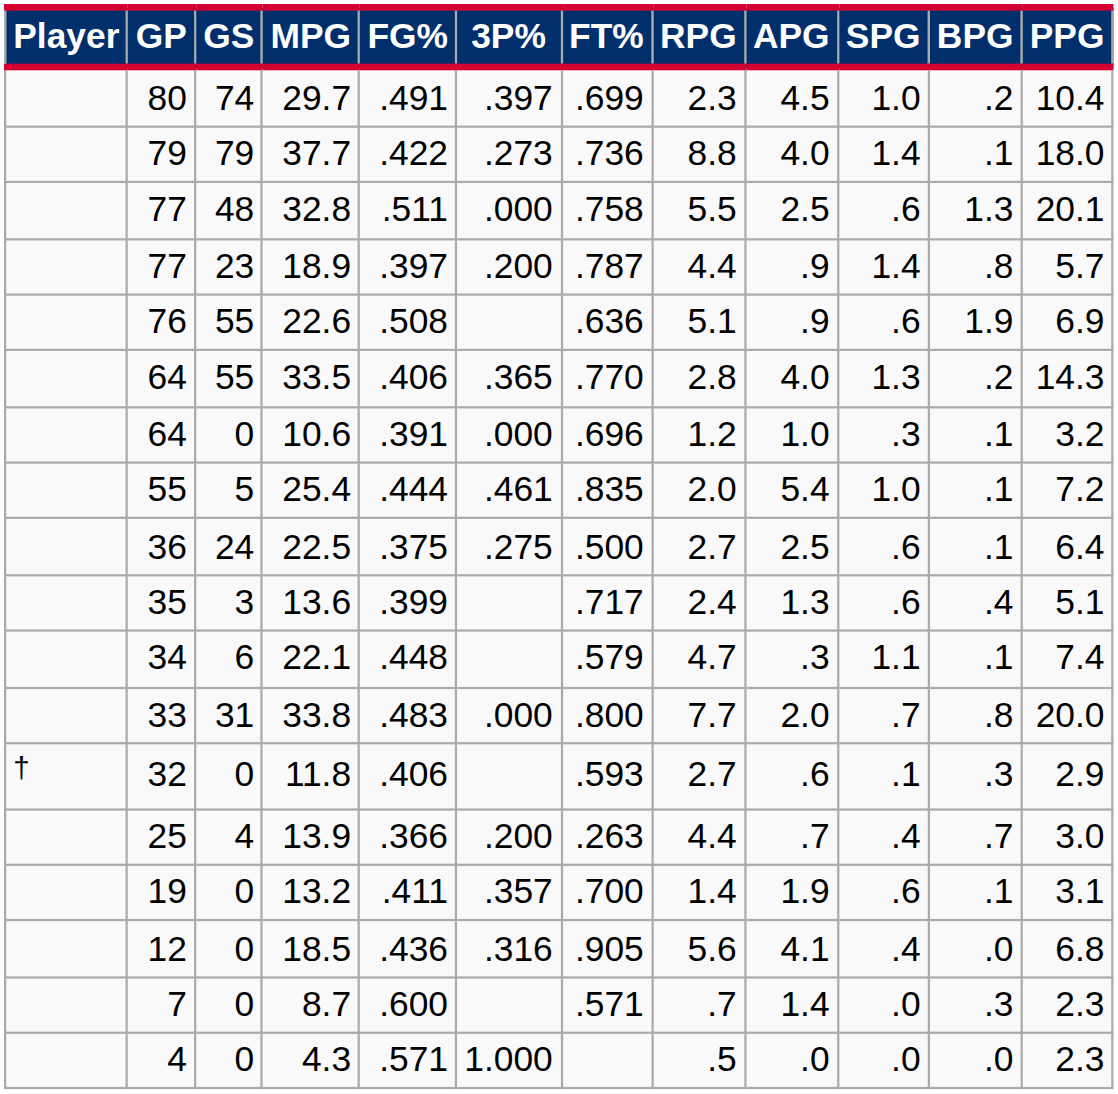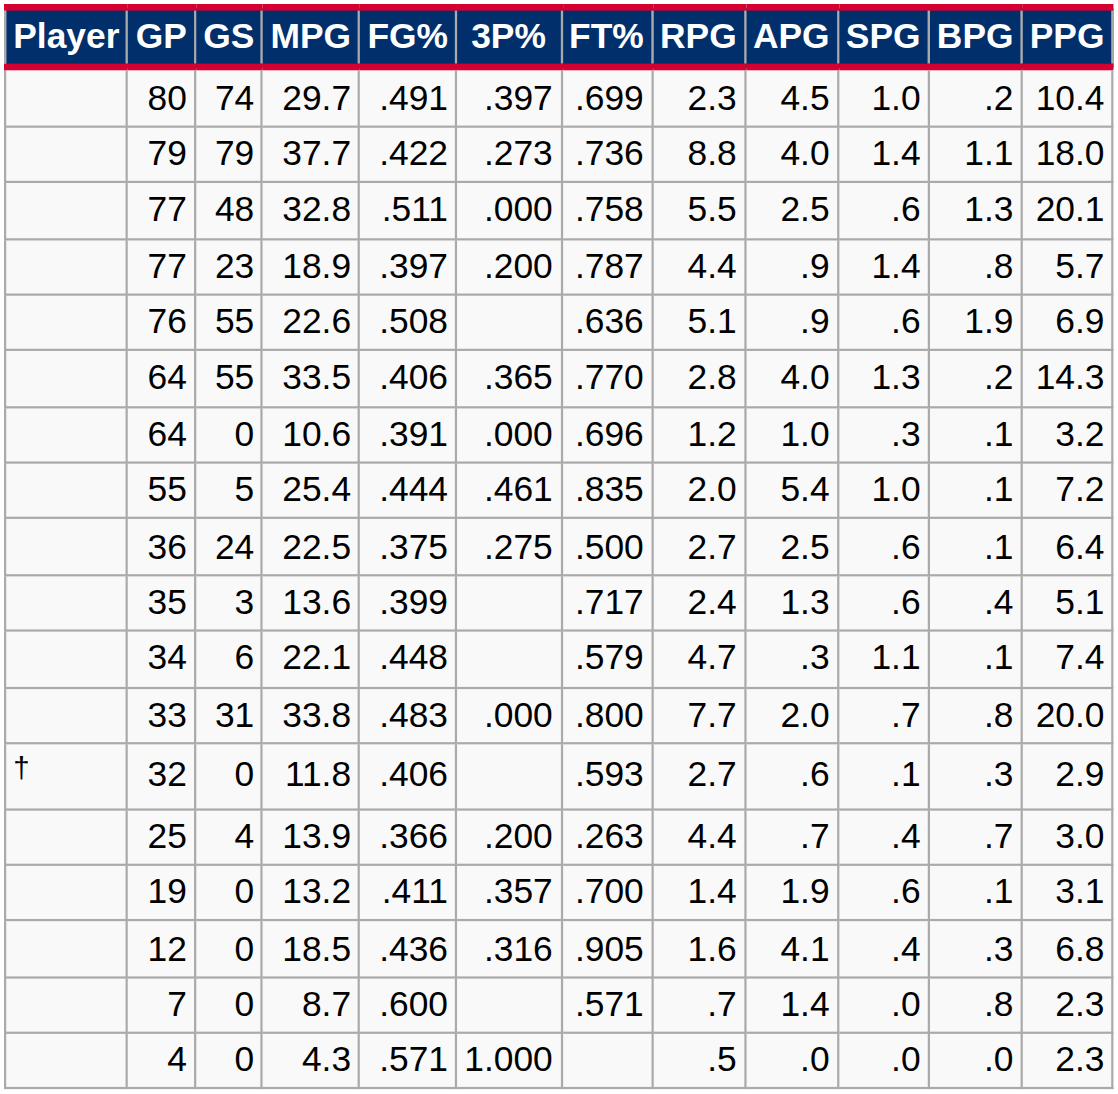(999, 153) .1 -> (989, 153) 1.1
(712, 948) 5.6 -> (712, 948) 1.6
(999, 948) .0 -> (999, 948) .3
(999, 1004) .3 -> (999, 1004) .8
